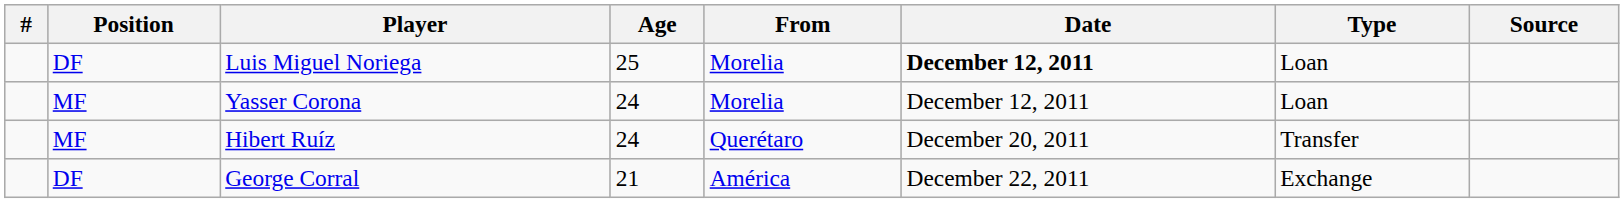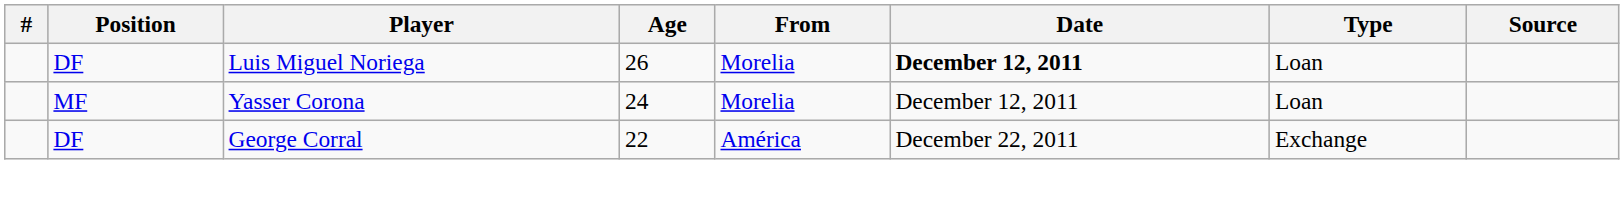(627, 62) 25 -> (637, 62) 26
- row: (280, 139)
(627, 178) 21 -> (637, 139) 22
